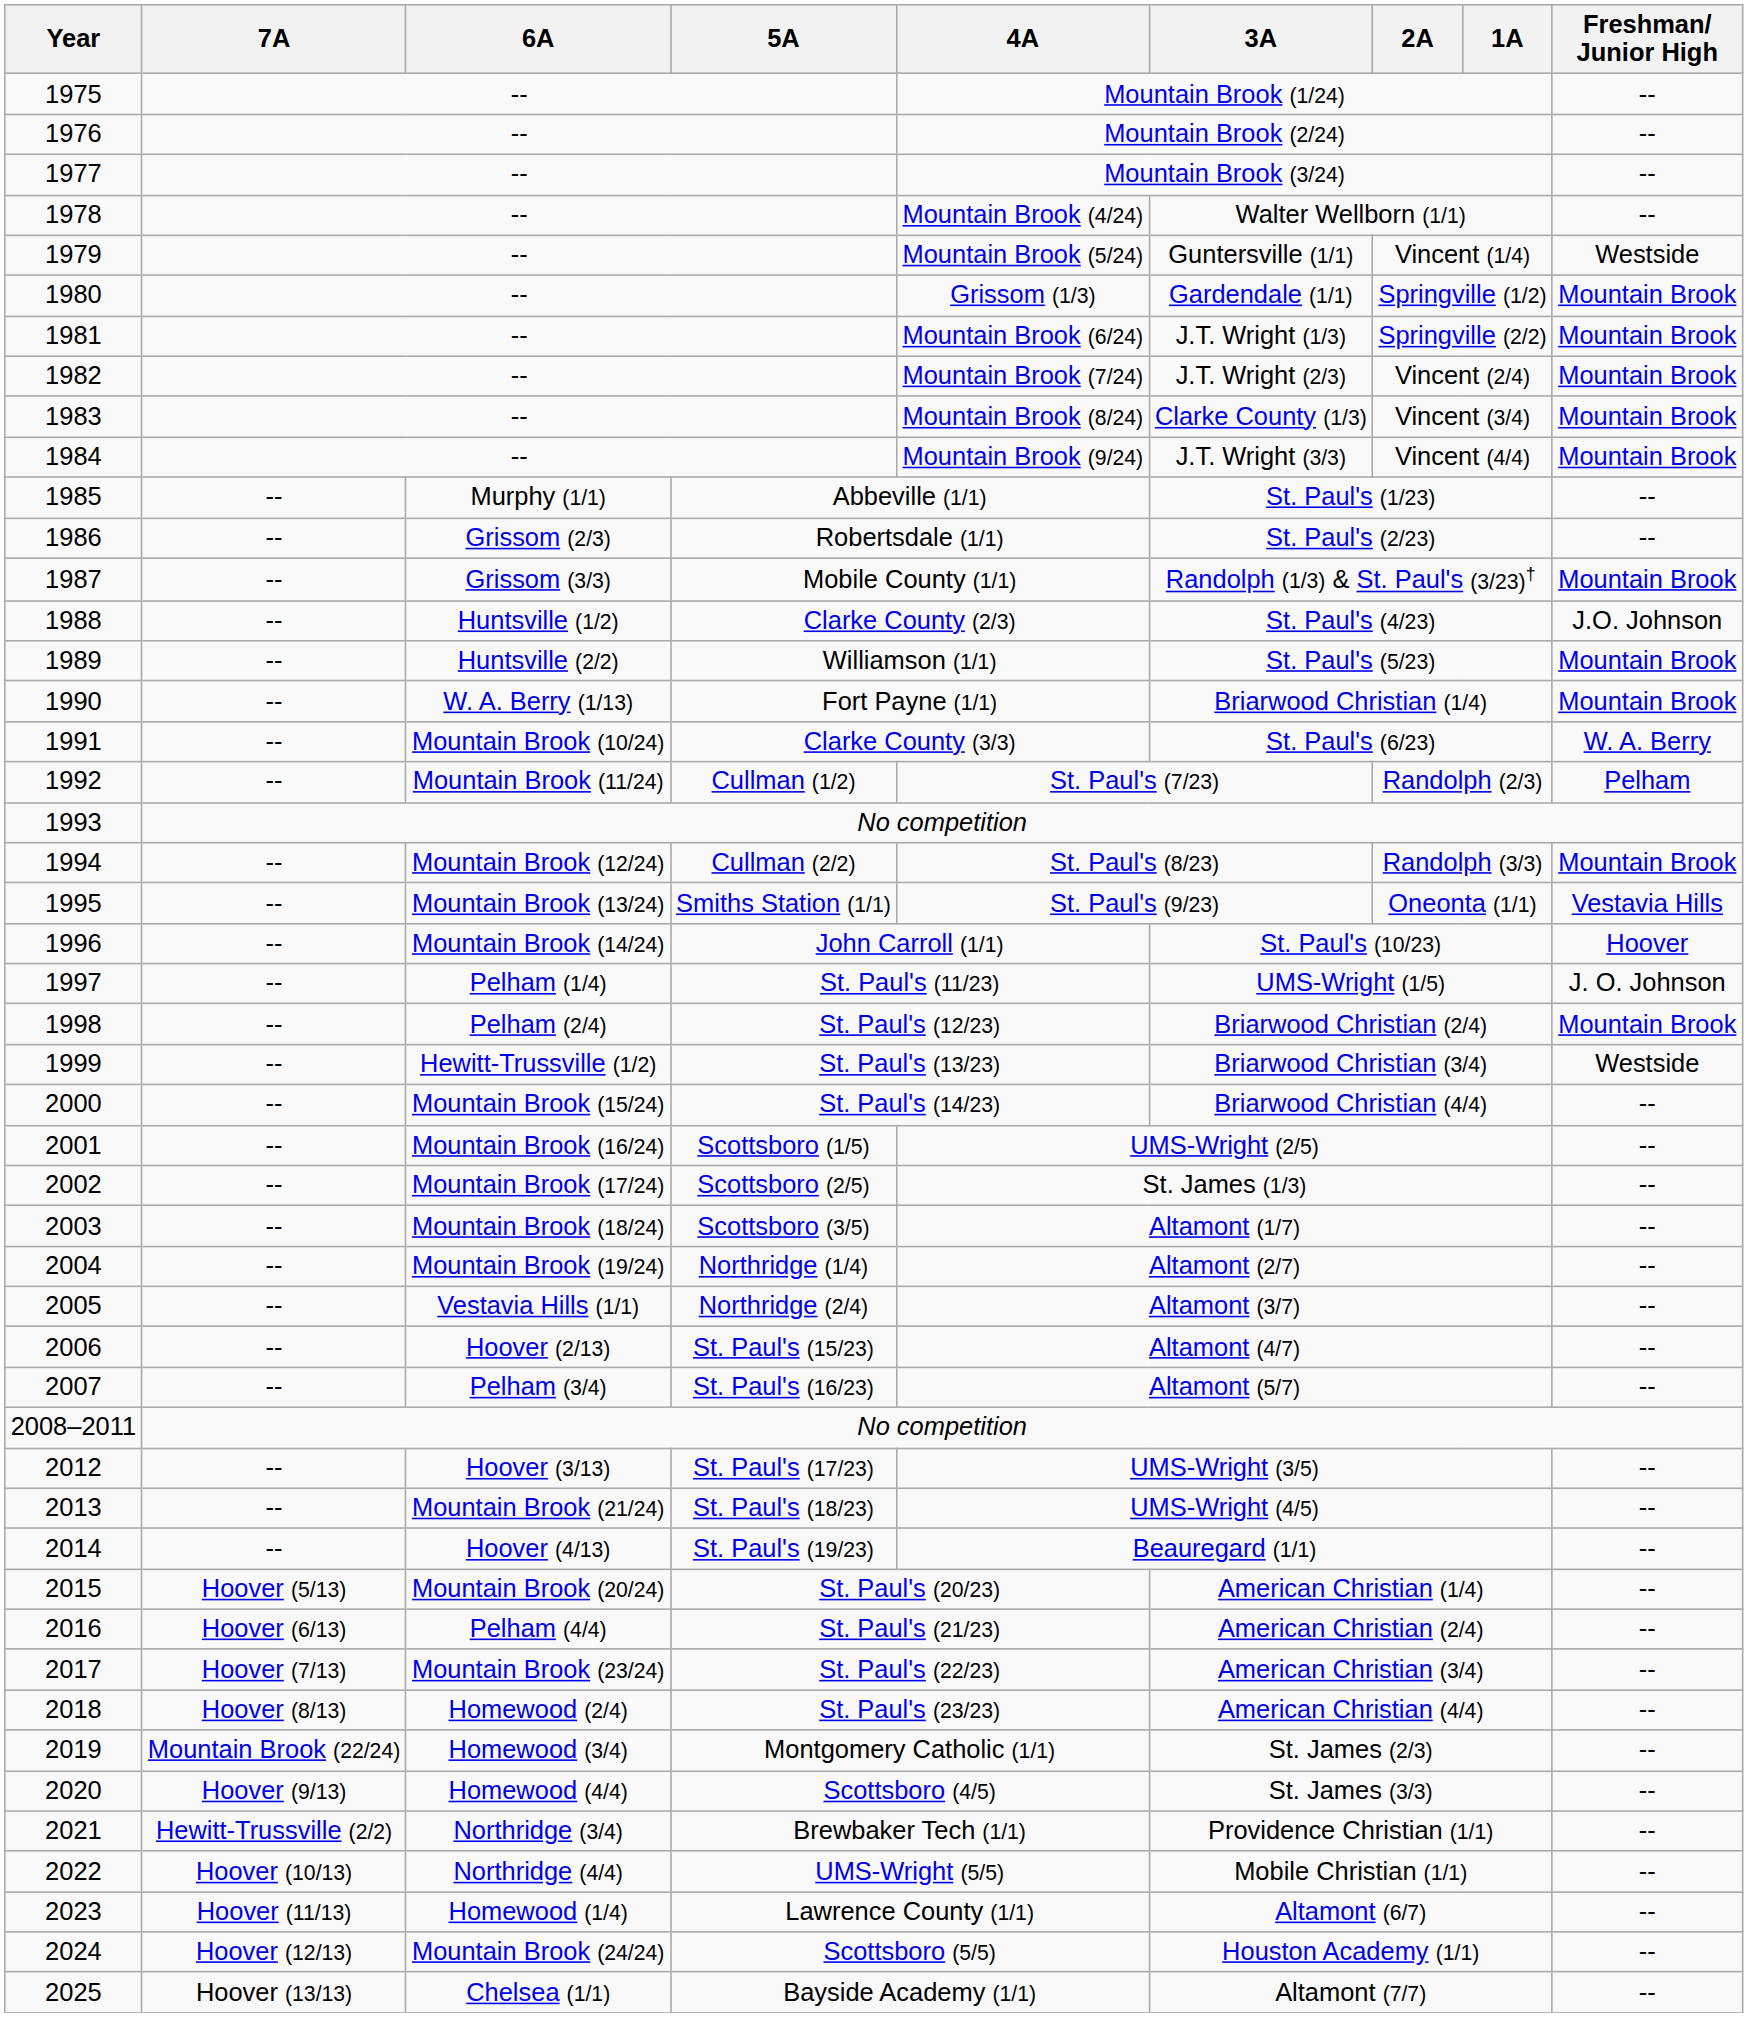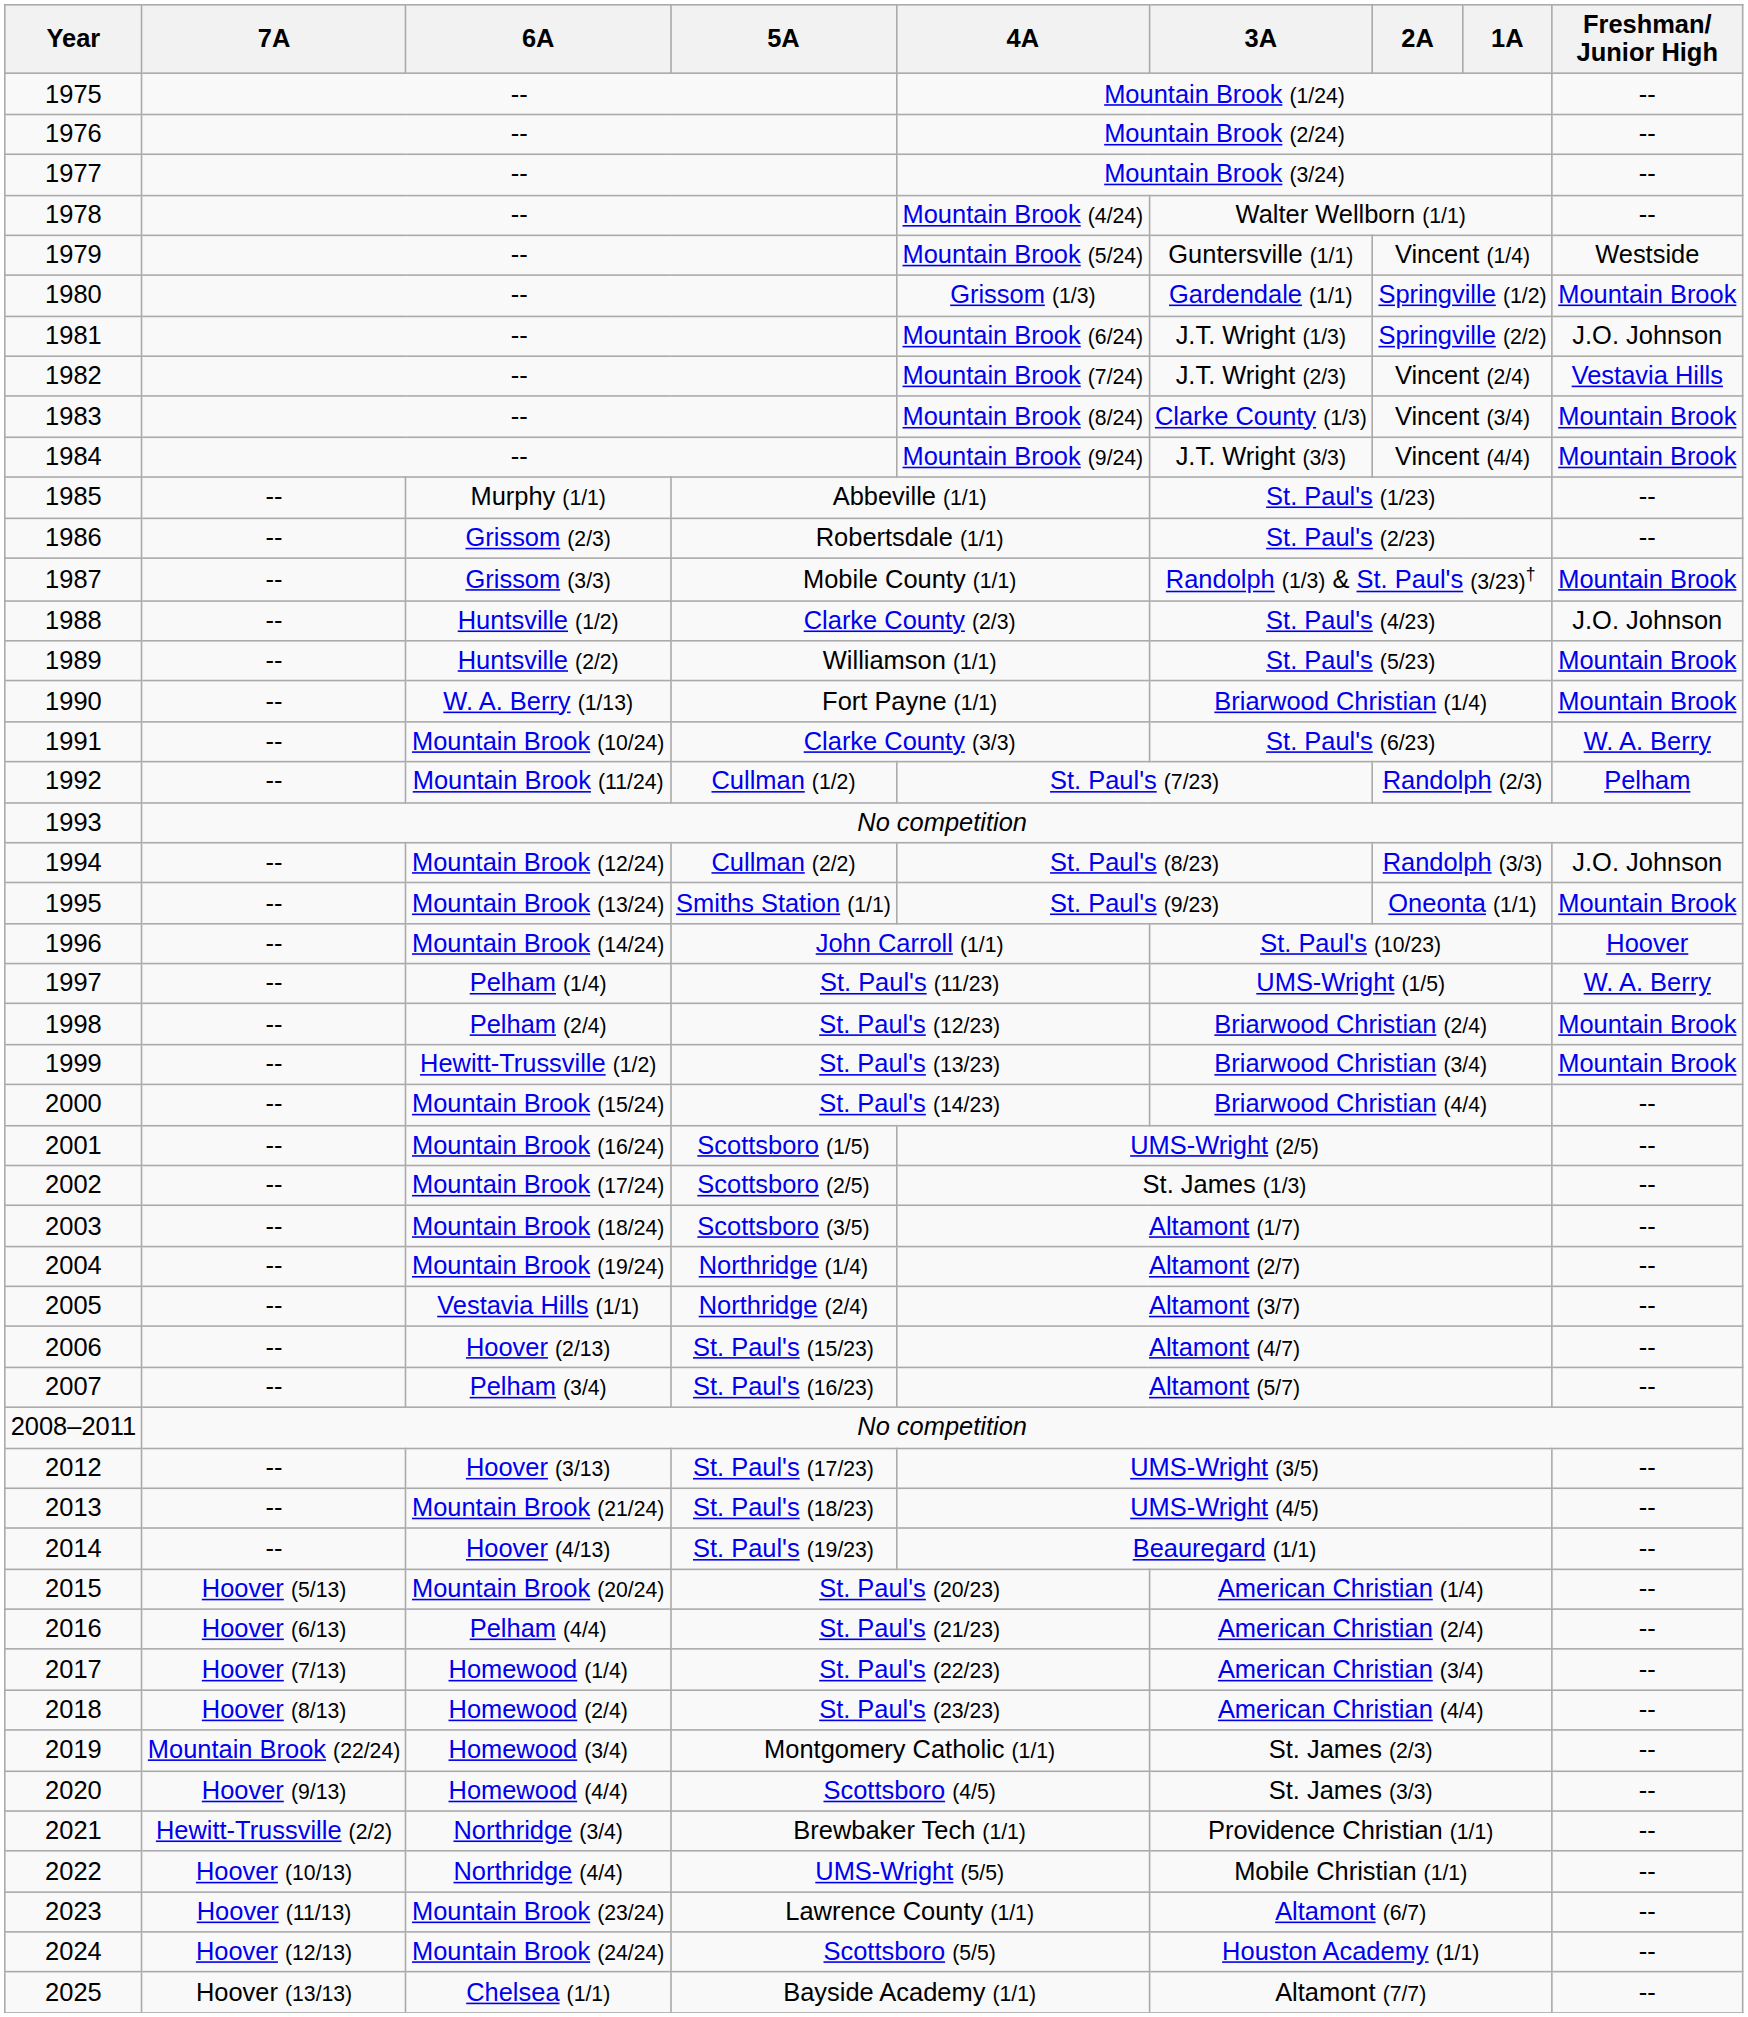(1647, 335) Mountain Brook -> (1647, 335) J.O. Johnson
(1647, 376) Mountain Brook -> (1647, 376) Vestavia Hills
(1647, 862) Mountain Brook -> (1647, 862) J.O. Johnson
(1647, 902) Vestavia Hills -> (1647, 902) Mountain Brook
(1647, 983) J. O. Johnson -> (1647, 983) W. A. Berry
(1647, 1064) Westside -> (1647, 1064) Mountain Brook
(538, 1669) Mountain Brook (23/24) -> (538, 1669) Homewood (1/4)
(538, 1911) Homewood (1/4) -> (538, 1911) Mountain Brook (23/24)
